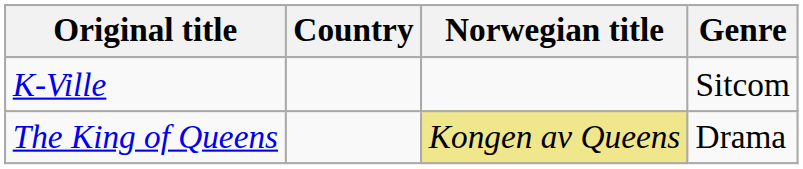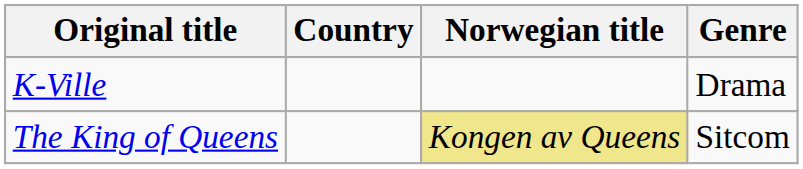(743, 83) Sitcom -> (741, 83) Drama
(741, 136) Drama -> (743, 136) Sitcom
